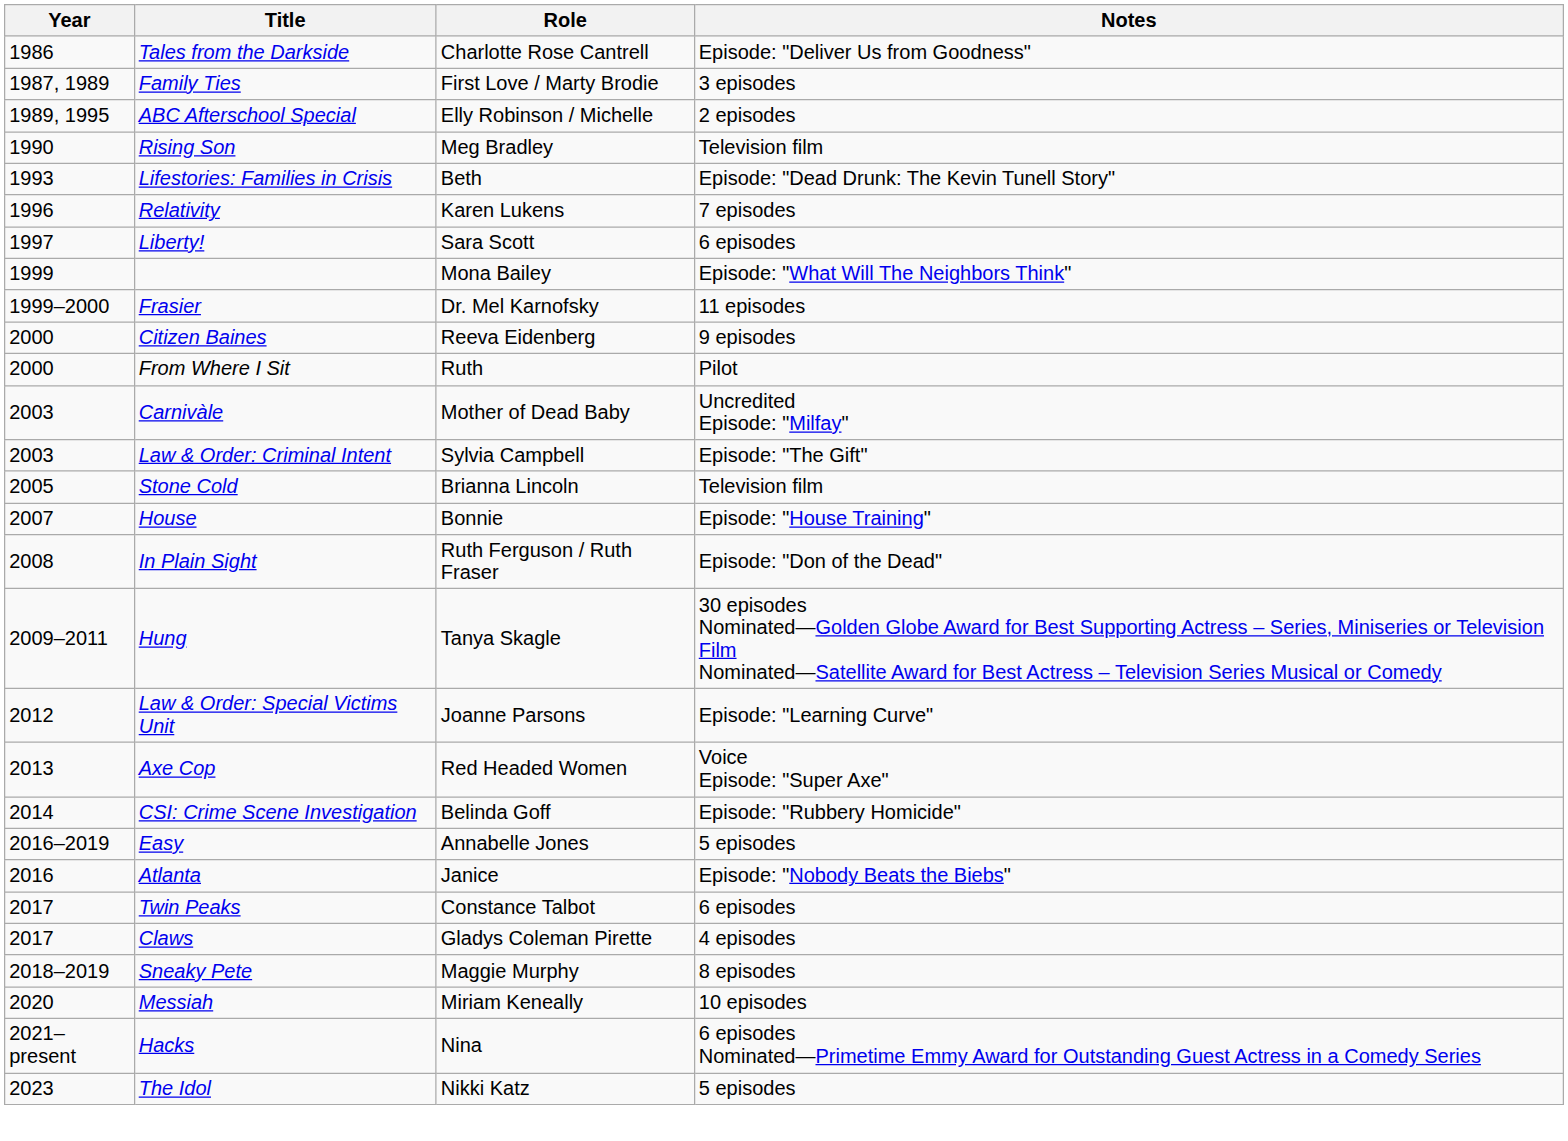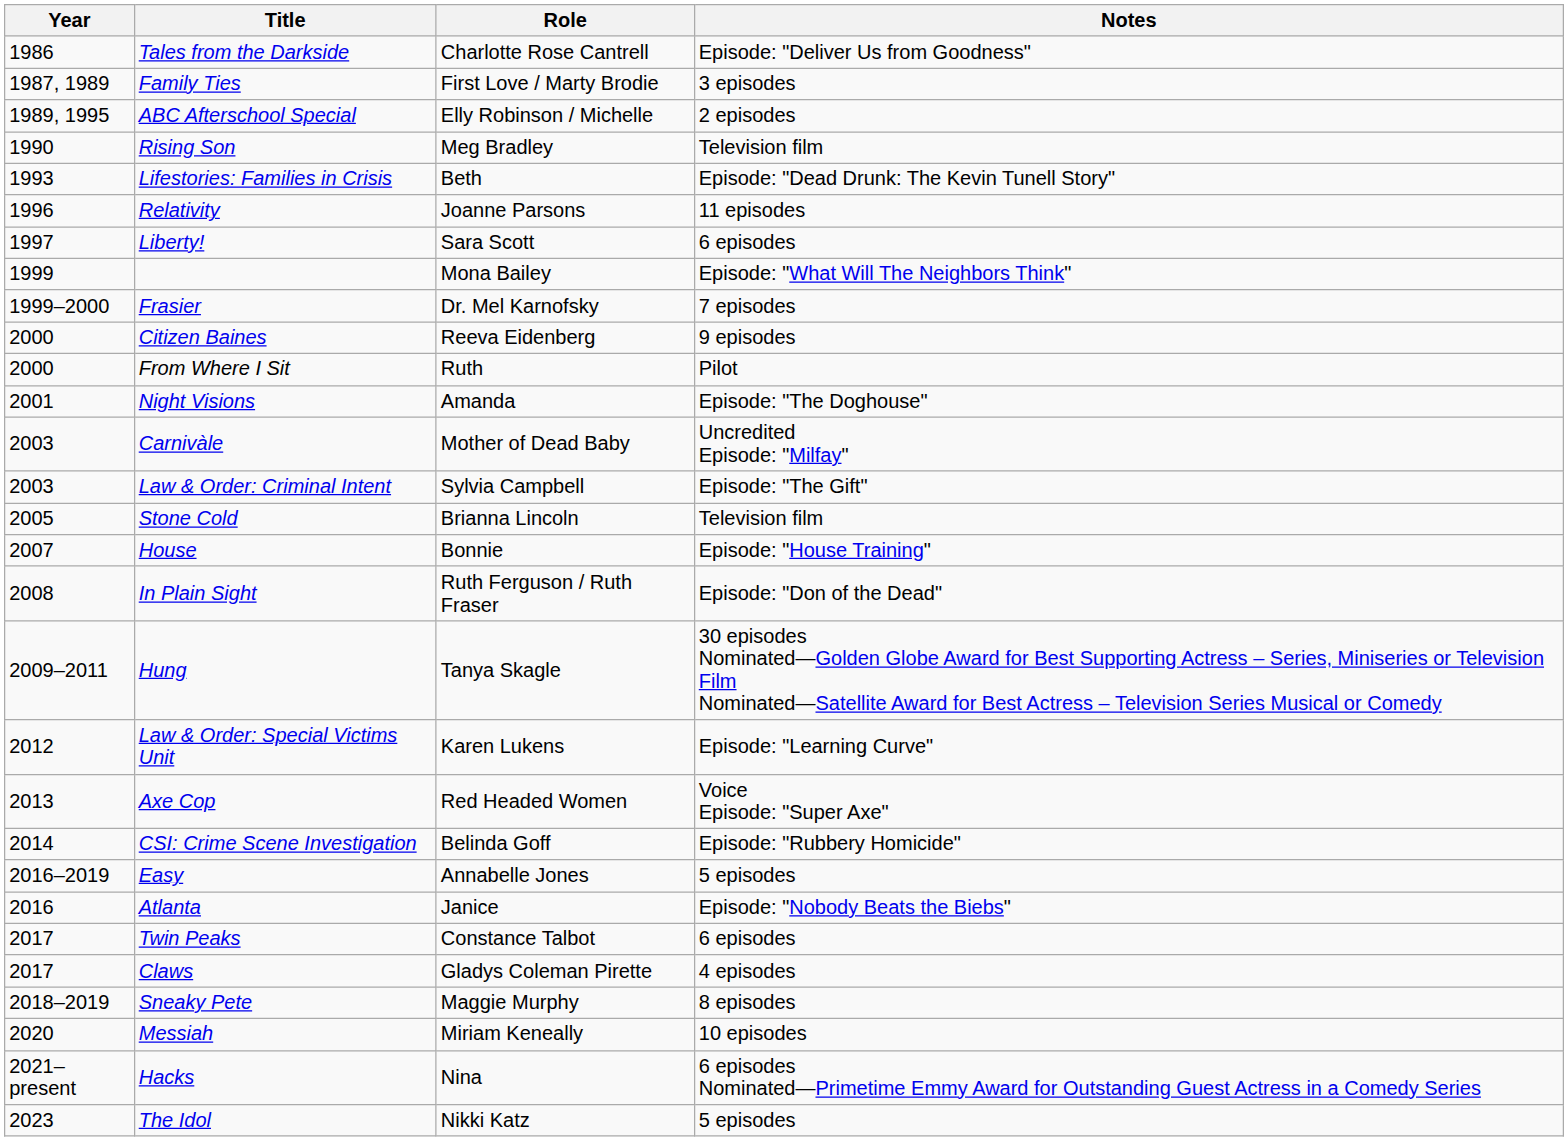(503, 210) Karen Lukens -> (513, 210) Joanne Parsons
(747, 210) 7 episodes -> (752, 210) 11 episodes
(752, 305) 11 episodes -> (747, 305) 7 episodes
+ row: (197, 400)
(513, 715) Joanne Parsons -> (503, 746) Karen Lukens
